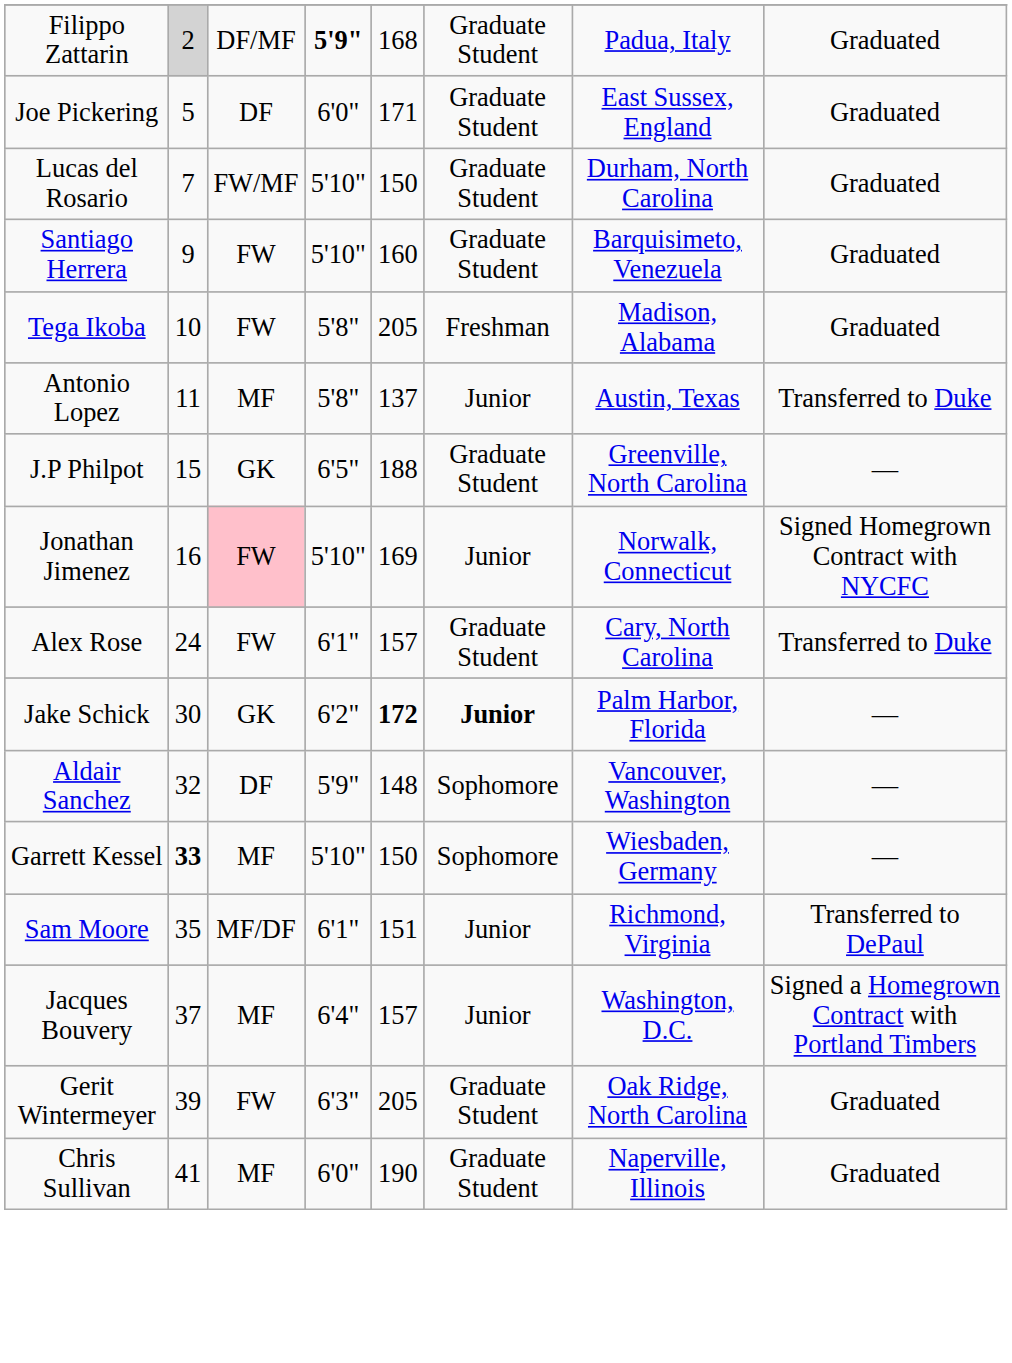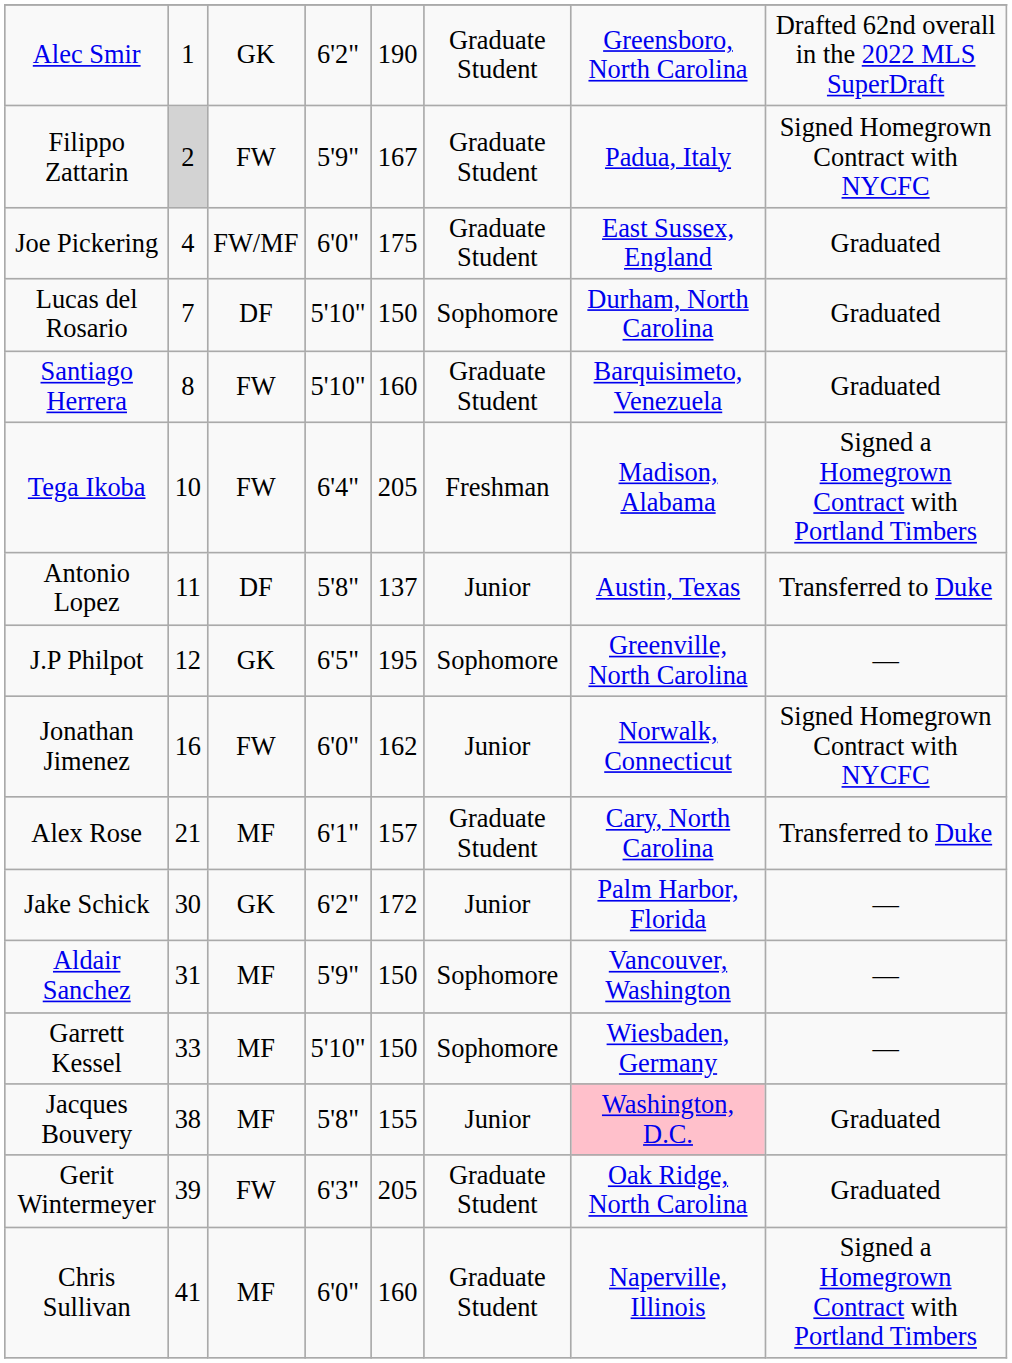+ row: (87, 55)
(256, 40) DF/MF -> (256, 156) FW
(338, 40) bold -> (338, 156) normal
(398, 40) 168 -> (398, 156) 167
(885, 40) Graduated -> (886, 156) Signed Homegrown Contract with NYCFC
(188, 111) 5 -> (188, 242) 4
(256, 111) DF -> (256, 242) FW/MF
(398, 111) 171 -> (398, 242) 175
(256, 183) FW/MF -> (256, 314) DF
(498, 183) Graduate Student -> (497, 314) Sophomore
(188, 254) 9 -> (188, 385) 8
(338, 326) 5'8" -> (338, 487) 6'4"
(885, 326) Graduated -> (886, 487) Signed a Homegrown Contract with Portland Timbers
(256, 398) MF -> (256, 588) DF
(188, 469) 15 -> (188, 660) 12
(398, 469) 188 -> (398, 660) 195
(498, 469) Graduate Student -> (497, 660) Sophomore
(256, 556) pink background -> (256, 746) no background
(338, 556) 5'10" -> (338, 746) 6'0"
(398, 556) 169 -> (398, 746) 162
(188, 642) 24 -> (188, 832) 21
(256, 642) FW -> (256, 832) MF
(398, 714) bold -> (398, 904) normal
(498, 714) bold -> (497, 904) normal
(188, 785) 32 -> (188, 976) 31
(256, 785) DF -> (256, 976) MF
(398, 785) 148 -> (398, 976) 150
(188, 857) bold -> (188, 1047) normal
- row: (87, 928)
(188, 1015) 37 -> (188, 1119) 38
(338, 1015) 6'4" -> (338, 1119) 5'8"
(398, 1015) 157 -> (398, 1119) 155
(668, 1015) no background -> (668, 1119) pink background
(885, 1015) Signed a Homegrown Contract with Portland Timbers -> (886, 1119) Graduated
(398, 1173) 190 -> (398, 1292) 160
(885, 1173) Graduated -> (886, 1292) Signed a Homegrown Contract with Portland Timbers
